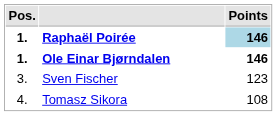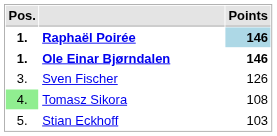(257, 79) 123 -> (257, 79) 126
(22, 99) no background -> (22, 99) lightgreen background
+ row: (80, 120)
